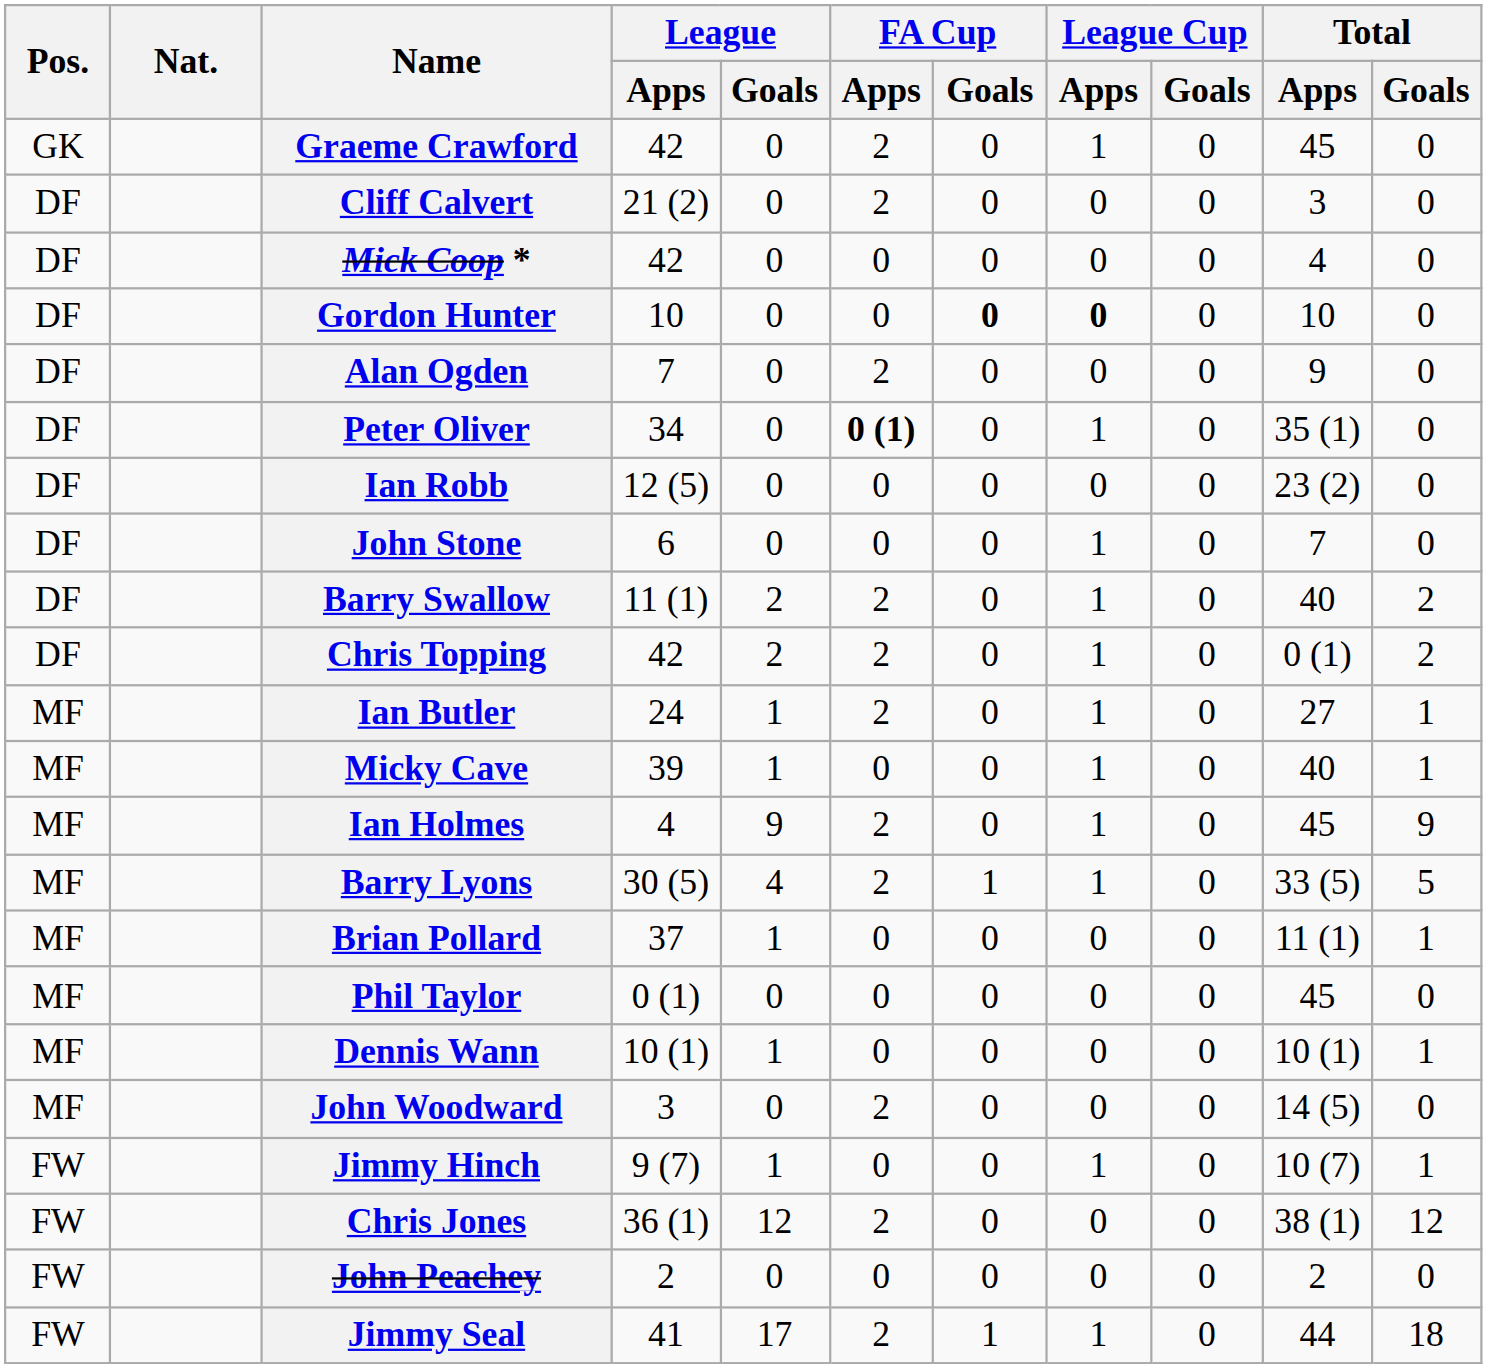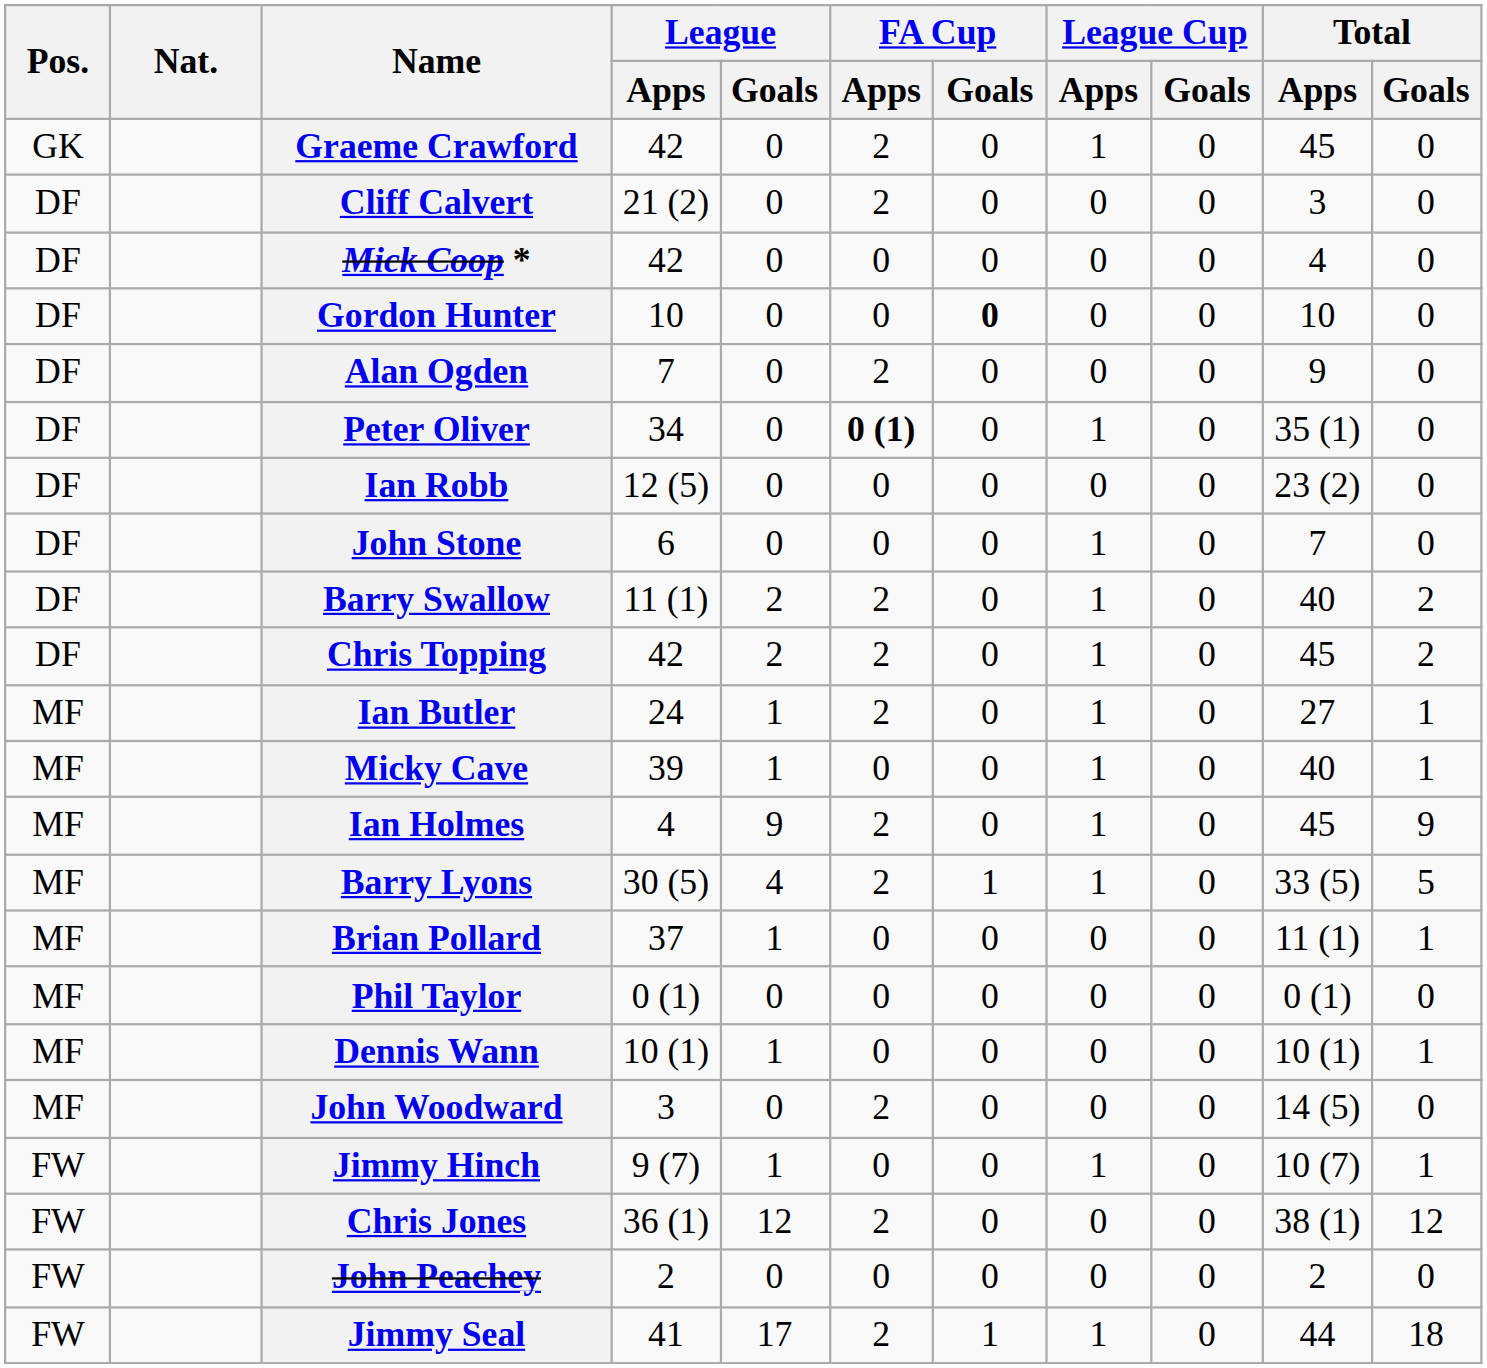(1098, 315) bold -> (1098, 315) normal
(1317, 655) 0 (1) -> (1317, 655) 45
(1317, 994) 45 -> (1317, 994) 0 (1)
